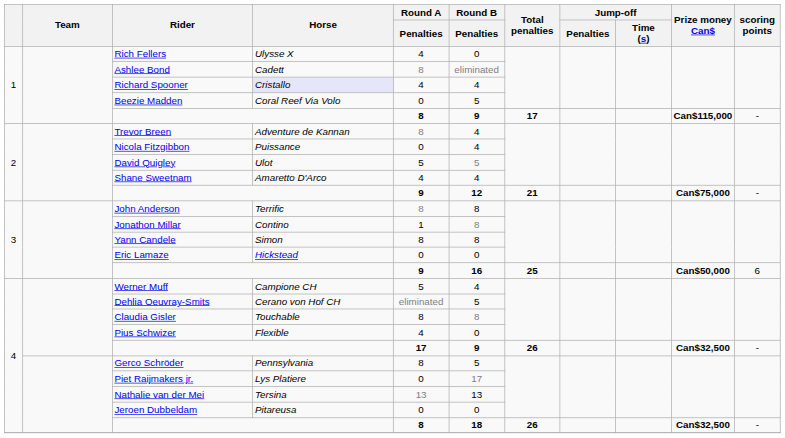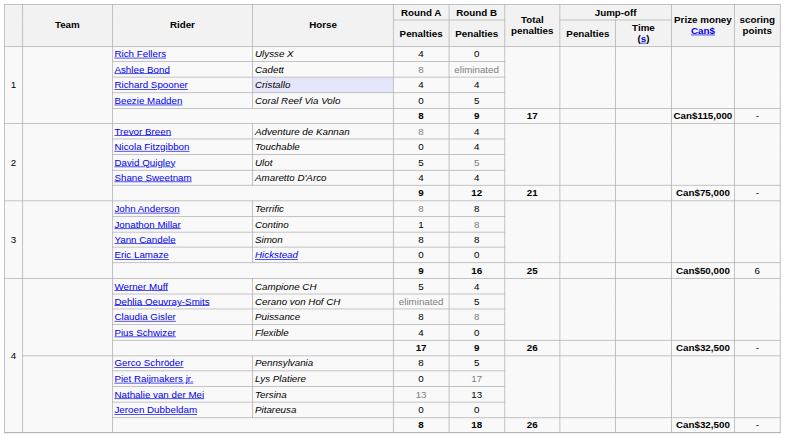(278, 147) Puissance -> (277, 147) Touchable
(277, 317) Touchable -> (278, 317) Puissance
